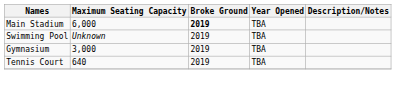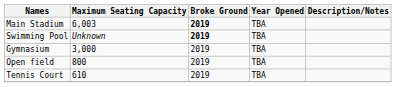(84, 24) 6,000 -> (84, 24) 6,003
(200, 37) normal -> (200, 37) bold
+ row: (30, 62)
(79, 62) 640 -> (79, 75) 610
